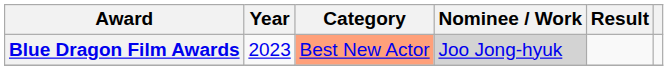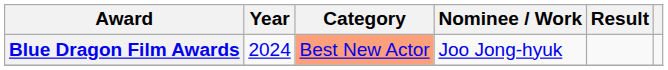(270, 49) 2023 -> (270, 49) 2024
(500, 49) lightgrey background -> (500, 49) no background
